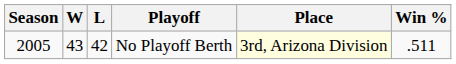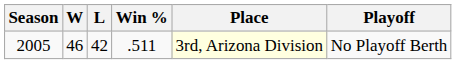columns swapped: (421, 17) <-> (174, 17)
(75, 44) 43 -> (75, 44) 46
